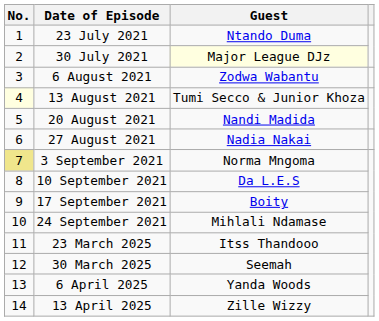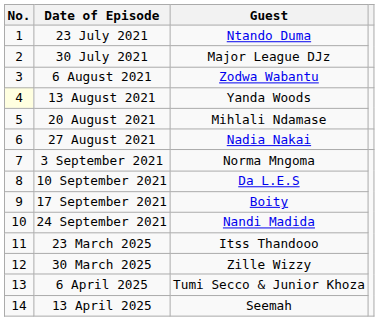(269, 56) lightyellow background -> (269, 56) no background
(269, 98) Tumi Secco & Junior Khoza -> (269, 98) Yanda Woods
(269, 119) Nandi Madida -> (269, 119) Mihlali Ndamase
(19, 160) khaki background -> (19, 160) no background
(269, 223) Mihlali Ndamase -> (269, 223) Nandi Madida
(269, 264) Seemah -> (269, 264) Zille Wizzy
(269, 285) Yanda Woods -> (269, 285) Tumi Secco & Junior Khoza
(269, 306) Zille Wizzy -> (269, 306) Seemah
